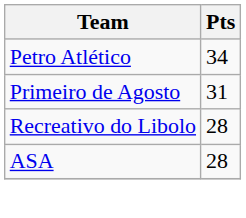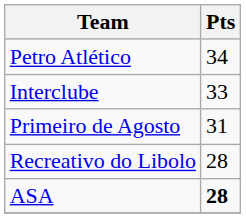+ row: (54, 91)
(217, 160) normal -> (217, 195) bold
